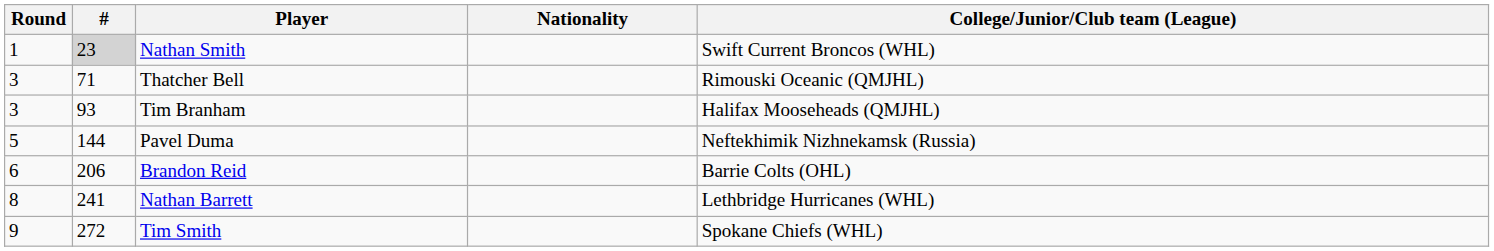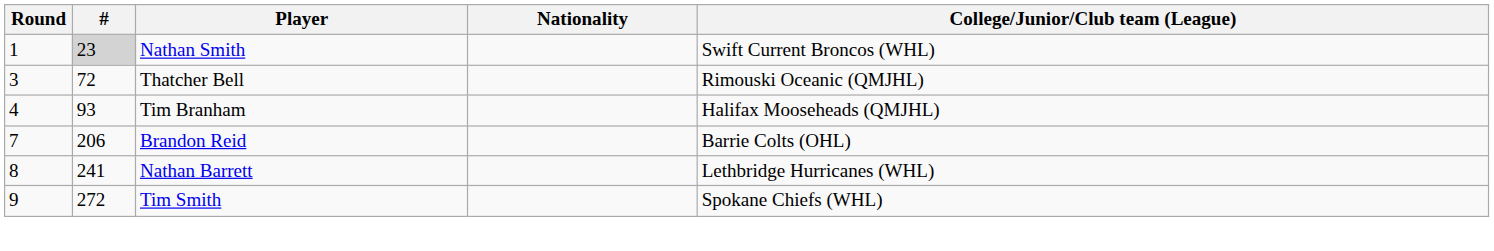(86, 79) 71 -> (86, 79) 72
(14, 110) 3 -> (14, 110) 4
- row: (187, 140)
(14, 170) 6 -> (14, 140) 7
